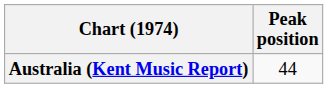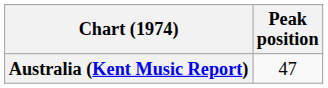(288, 68) 44 -> (288, 68) 47
